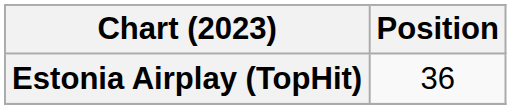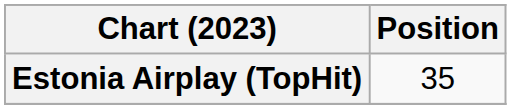(438, 78) 36 -> (438, 78) 35
